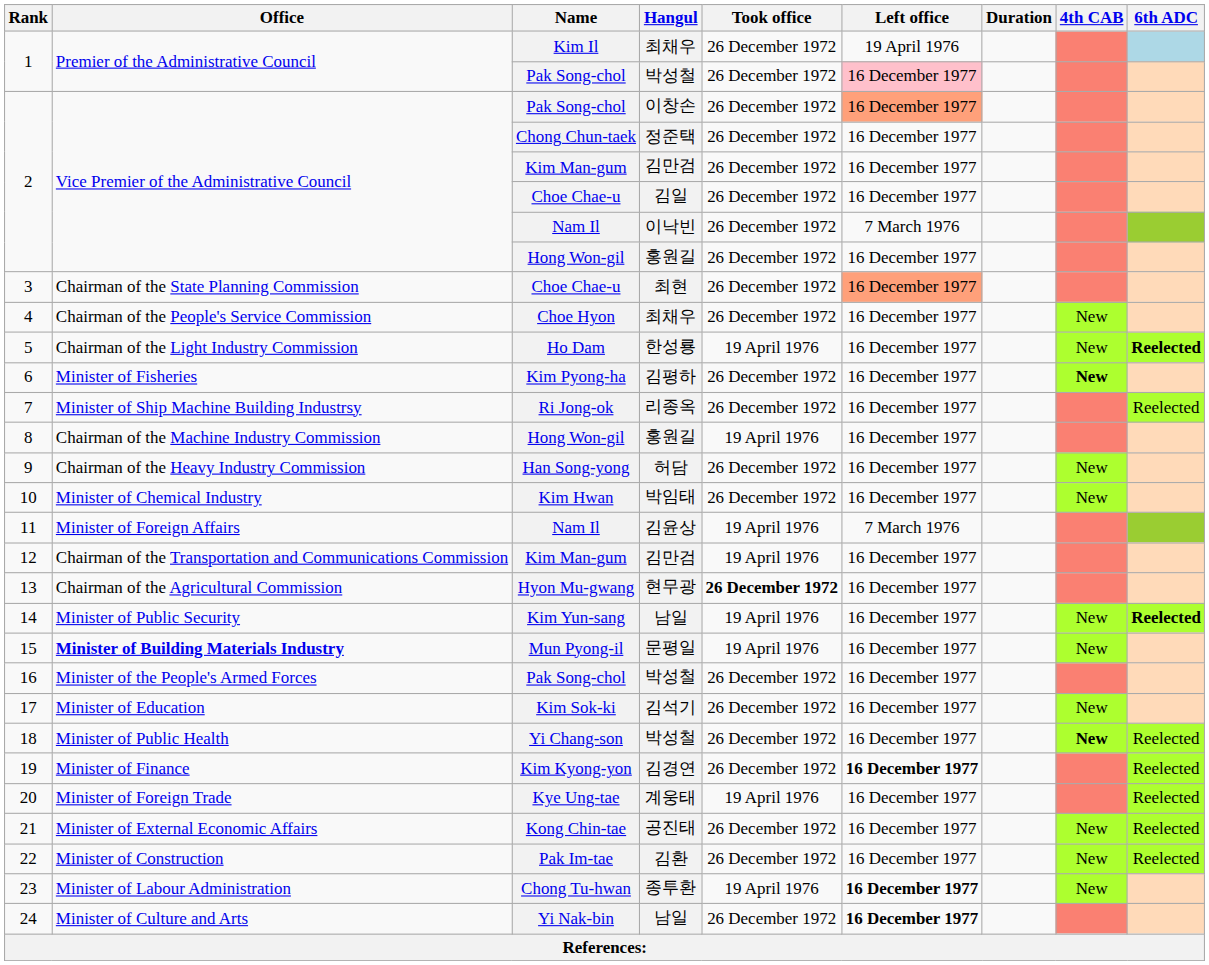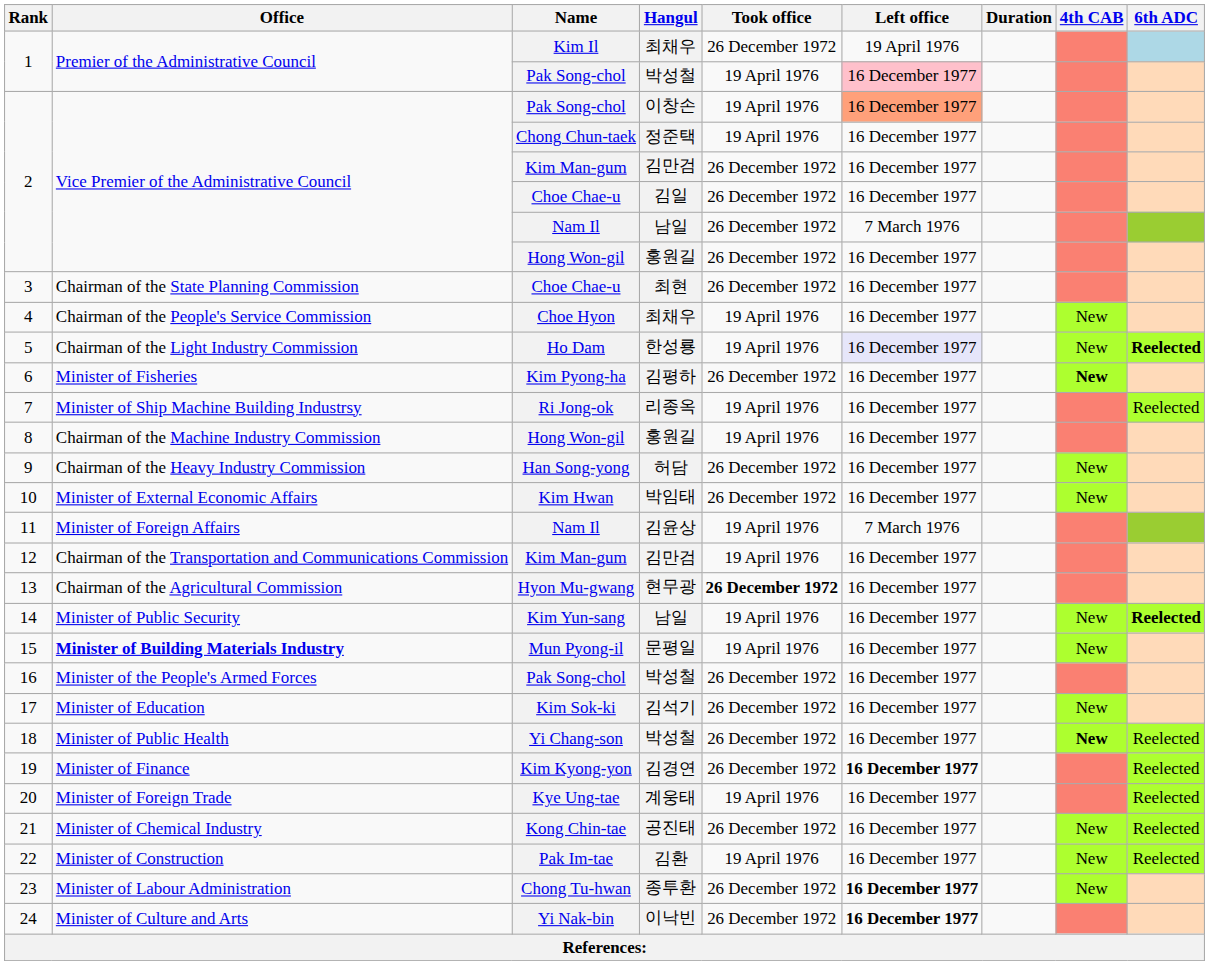(772, 76) 26 December 1972 -> (772, 76) 19 April 1976
(772, 106) 26 December 1972 -> (772, 106) 19 April 1976
(772, 136) 26 December 1972 -> (772, 136) 19 April 1976
(671, 226) 이낙빈 -> (671, 226) 남일
(912, 287) lightsalmon background -> (912, 287) no background
(772, 317) 26 December 1972 -> (772, 317) 19 April 1976
(912, 347) no background -> (912, 347) lavender background
(772, 407) 26 December 1972 -> (772, 407) 19 April 1976
(159, 497) Minister of Chemical Industry -> (187, 497) Minister of External Economic Affairs
(187, 828) Minister of External Economic Affairs -> (159, 828) Minister of Chemical Industry
(772, 858) 26 December 1972 -> (772, 858) 19 April 1976
(772, 888) 19 April 1976 -> (772, 888) 26 December 1972
(671, 918) 남일 -> (671, 918) 이낙빈
